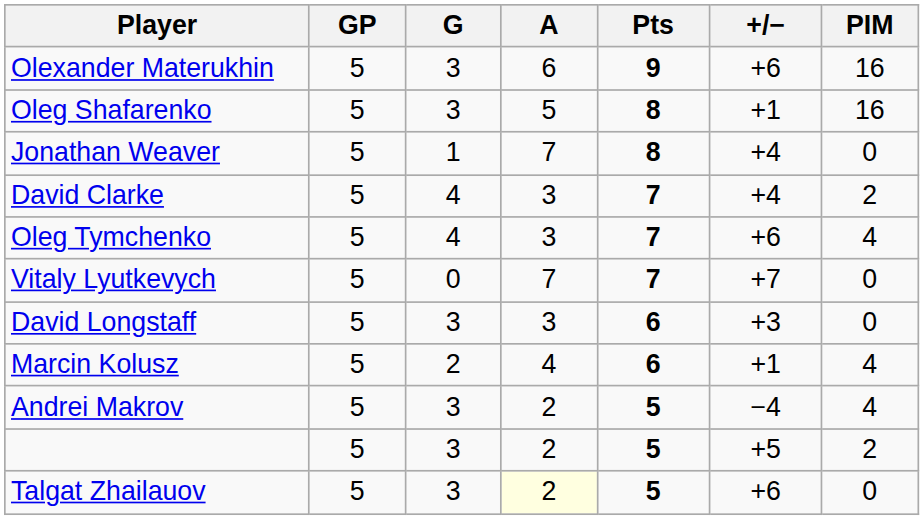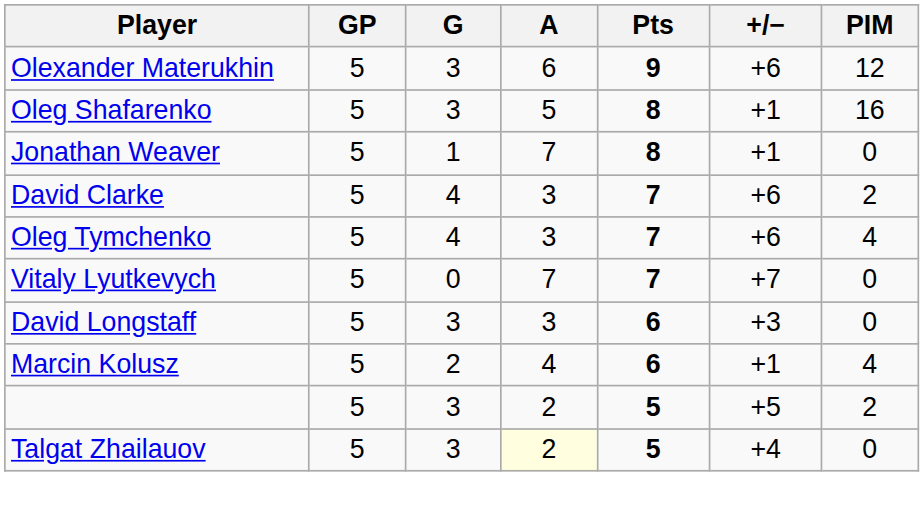(870, 68) 16 -> (870, 68) 12
(766, 152) +4 -> (766, 152) +1
(766, 195) +4 -> (766, 195) +6
- row: (97, 407)
(766, 491) +6 -> (766, 449) +4
